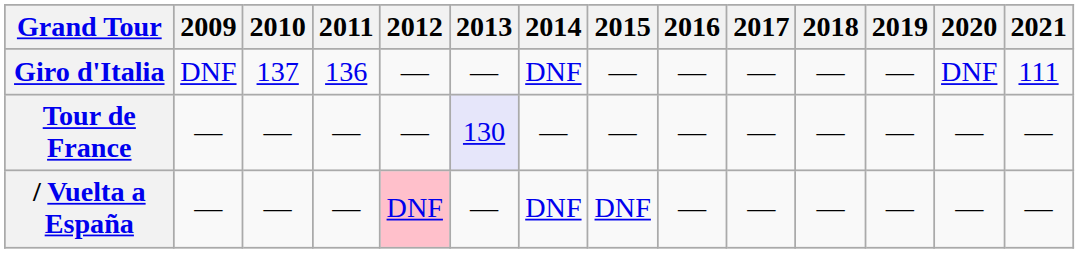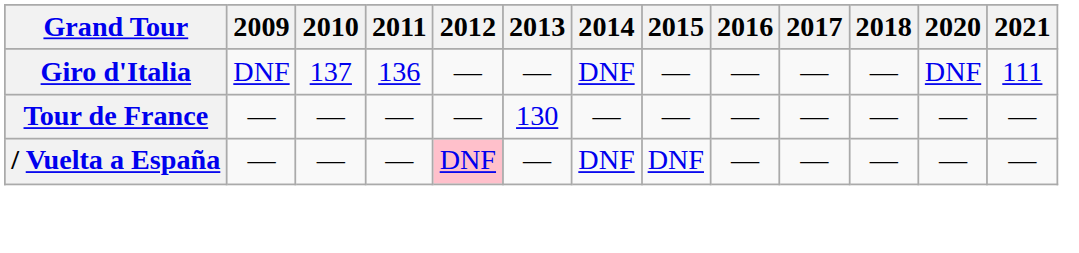- column: (900, 26)
(484, 131) lavender background -> (537, 116) no background
